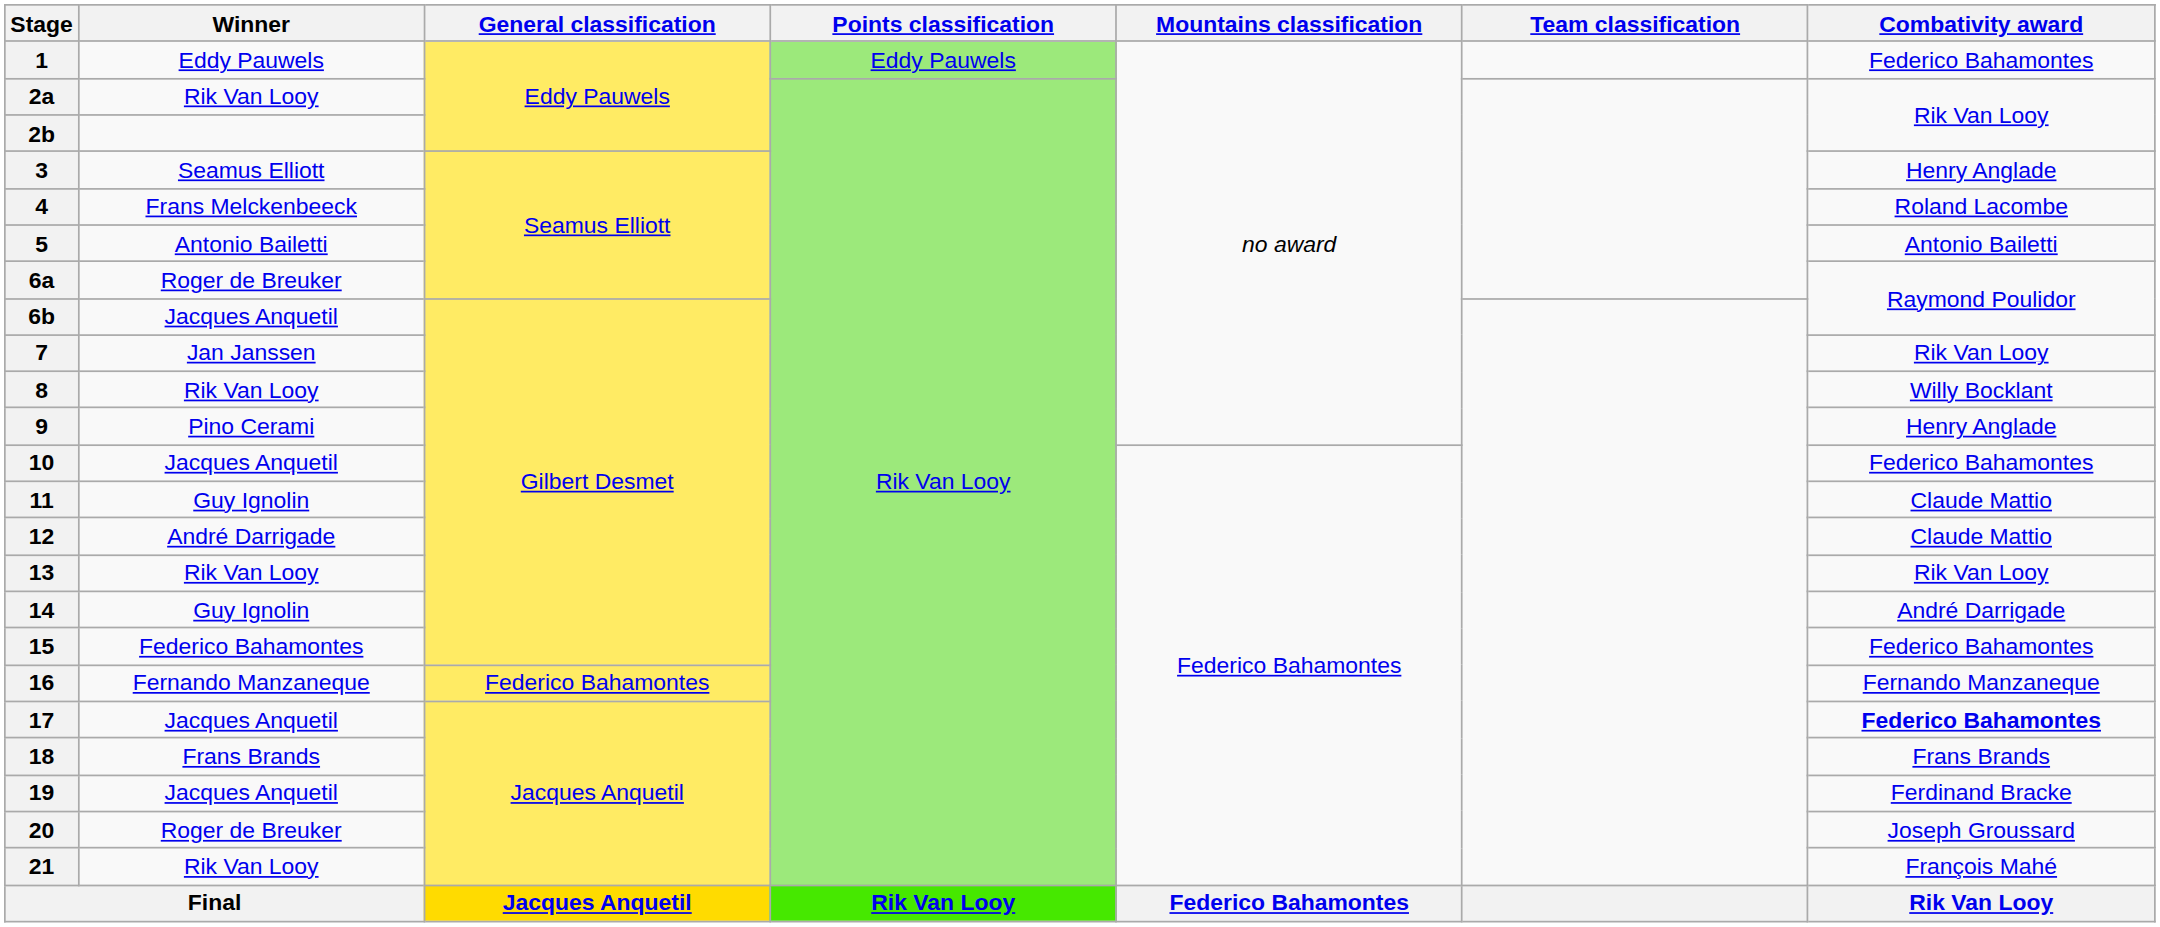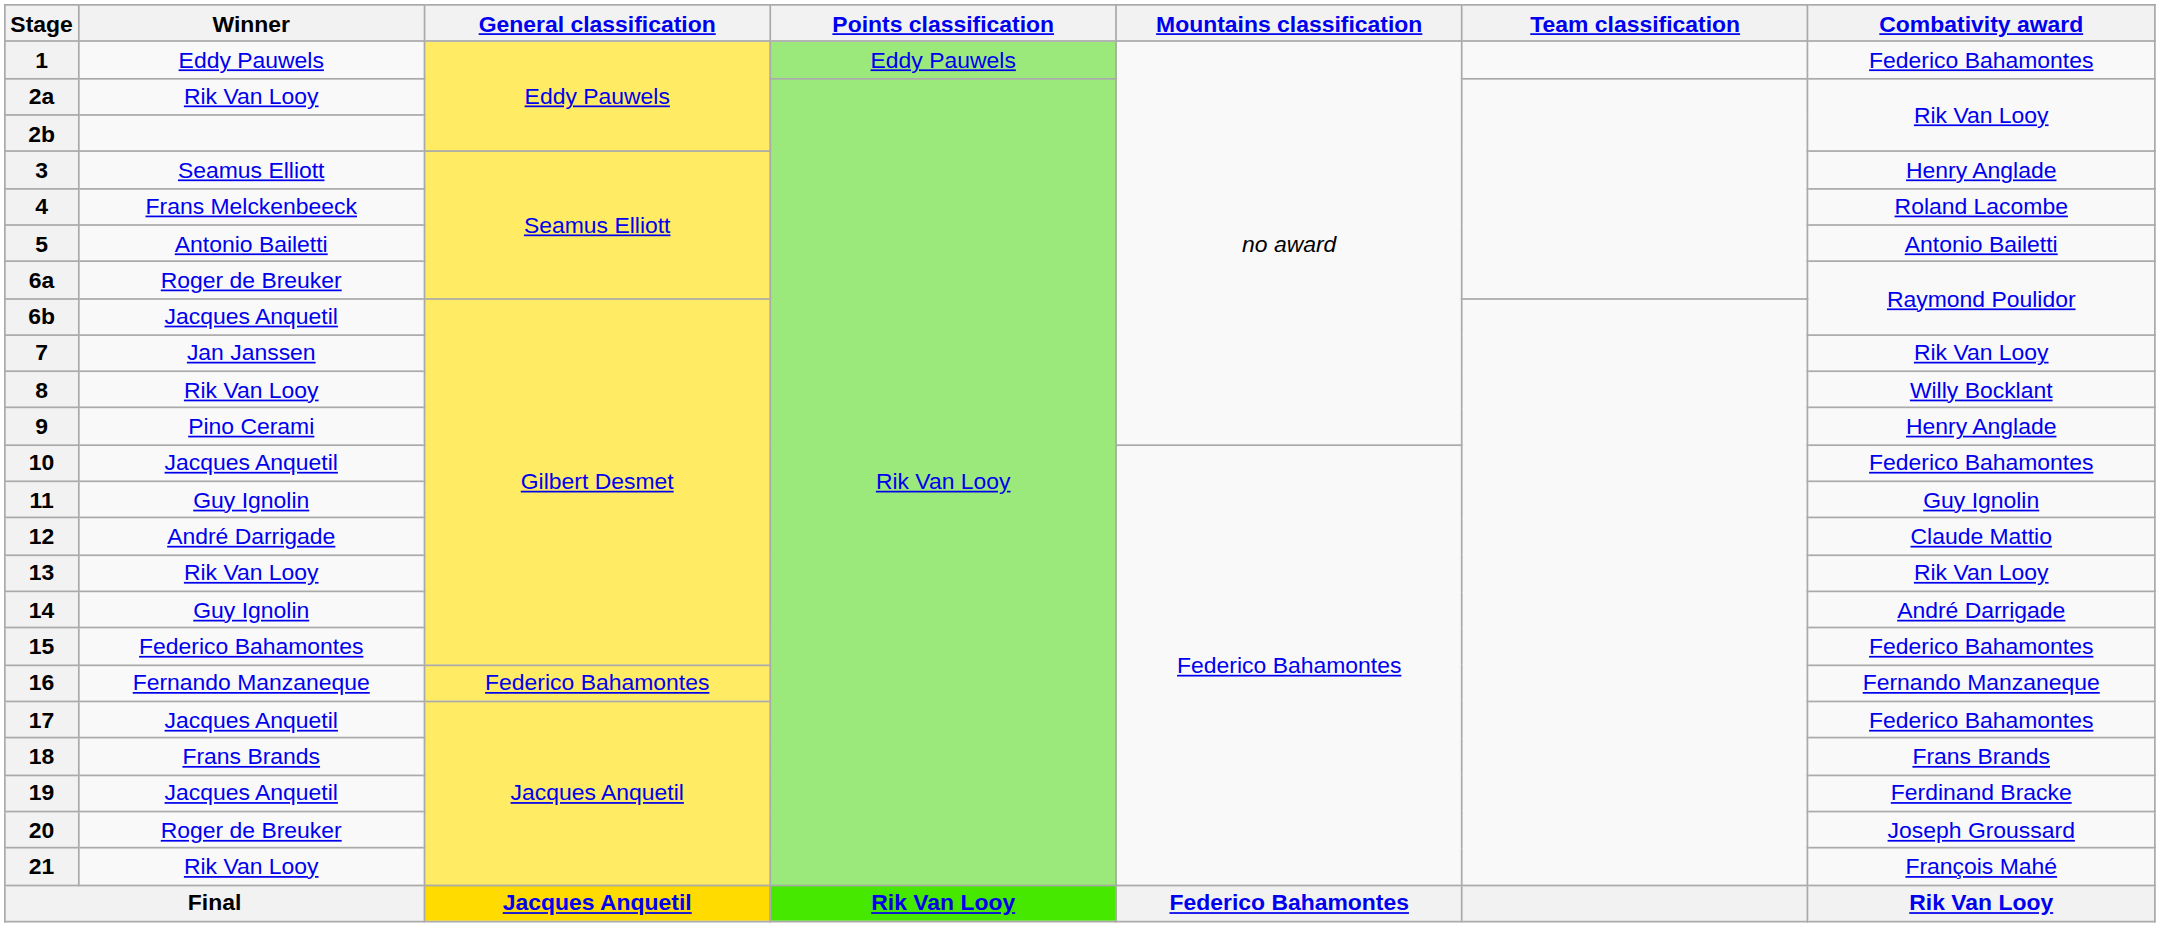(1981, 500) Claude Mattio -> (1981, 500) Guy Ignolin
(1981, 720) bold -> (1981, 720) normal
